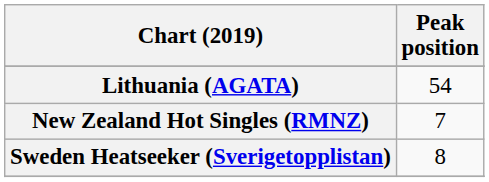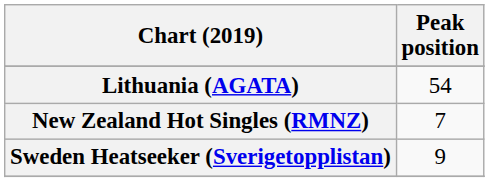(440, 157) 8 -> (440, 157) 9
